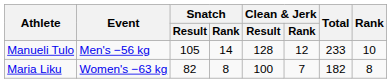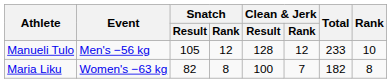(226, 50) 14 -> (226, 50) 12
